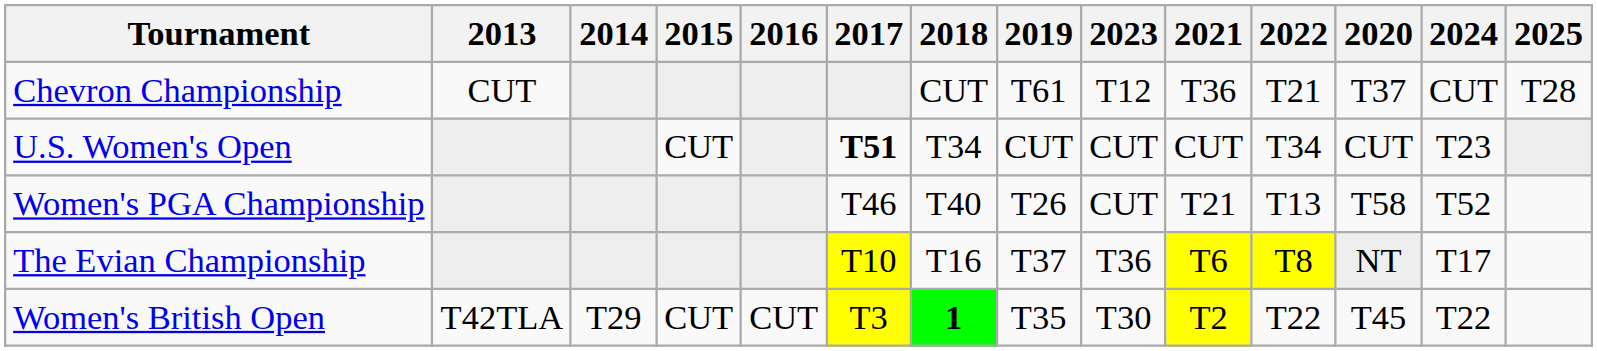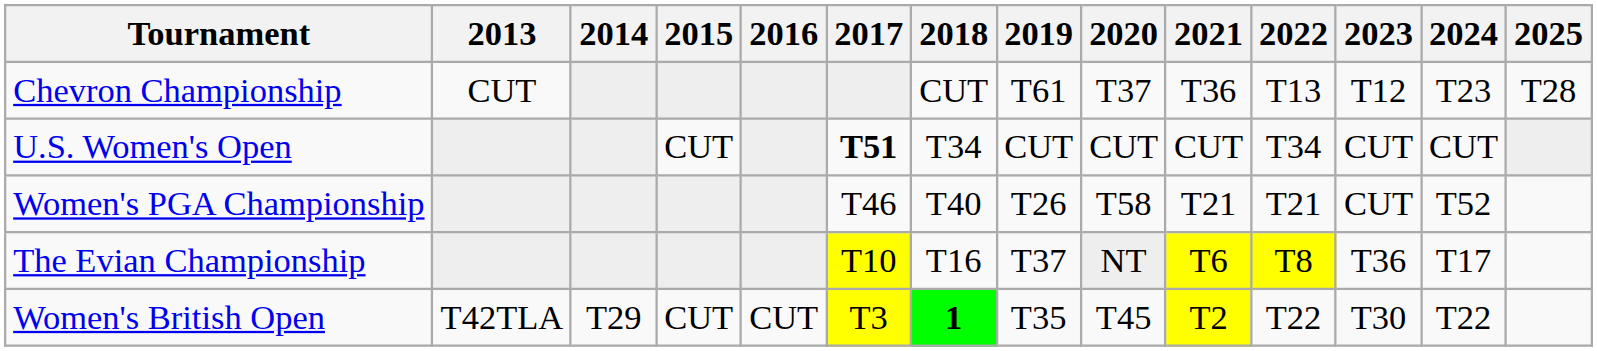columns swapped: (1379, 33) <-> (1124, 33)
(1294, 90) T21 -> (1294, 90) T13
(1464, 90) CUT -> (1464, 90) T23
(1464, 146) T23 -> (1464, 146) CUT
(1294, 203) T13 -> (1294, 203) T21
